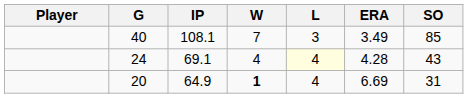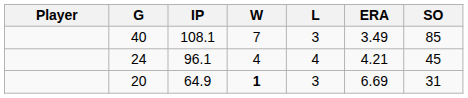(198, 59) 69.1 -> (198, 59) 96.1
(315, 59) lightyellow background -> (315, 59) no background
(374, 59) 4.28 -> (374, 59) 4.21
(433, 59) 43 -> (433, 59) 45
(315, 81) 4 -> (315, 81) 3
